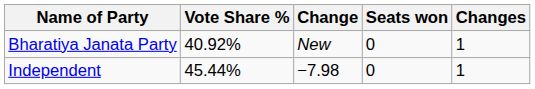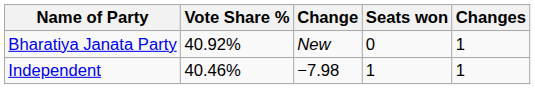(213, 70) 45.44% -> (213, 70) 40.46%
(370, 70) 0 -> (370, 70) 1
